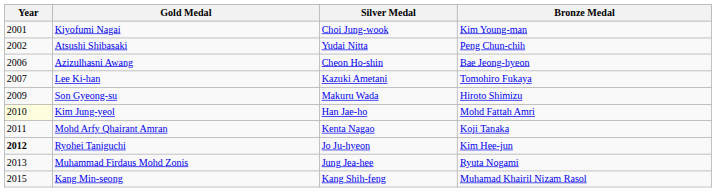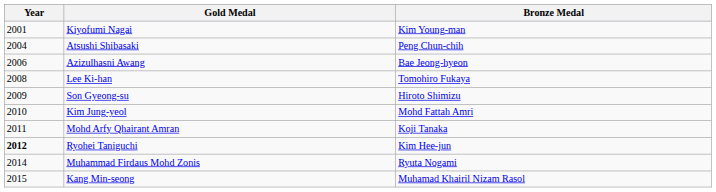- column: (388, 13)
(17, 46) 2002 -> (17, 46) 2004
(17, 79) 2007 -> (17, 79) 2008
(17, 112) lightyellow background -> (17, 112) no background
(17, 162) 2013 -> (17, 162) 2014
